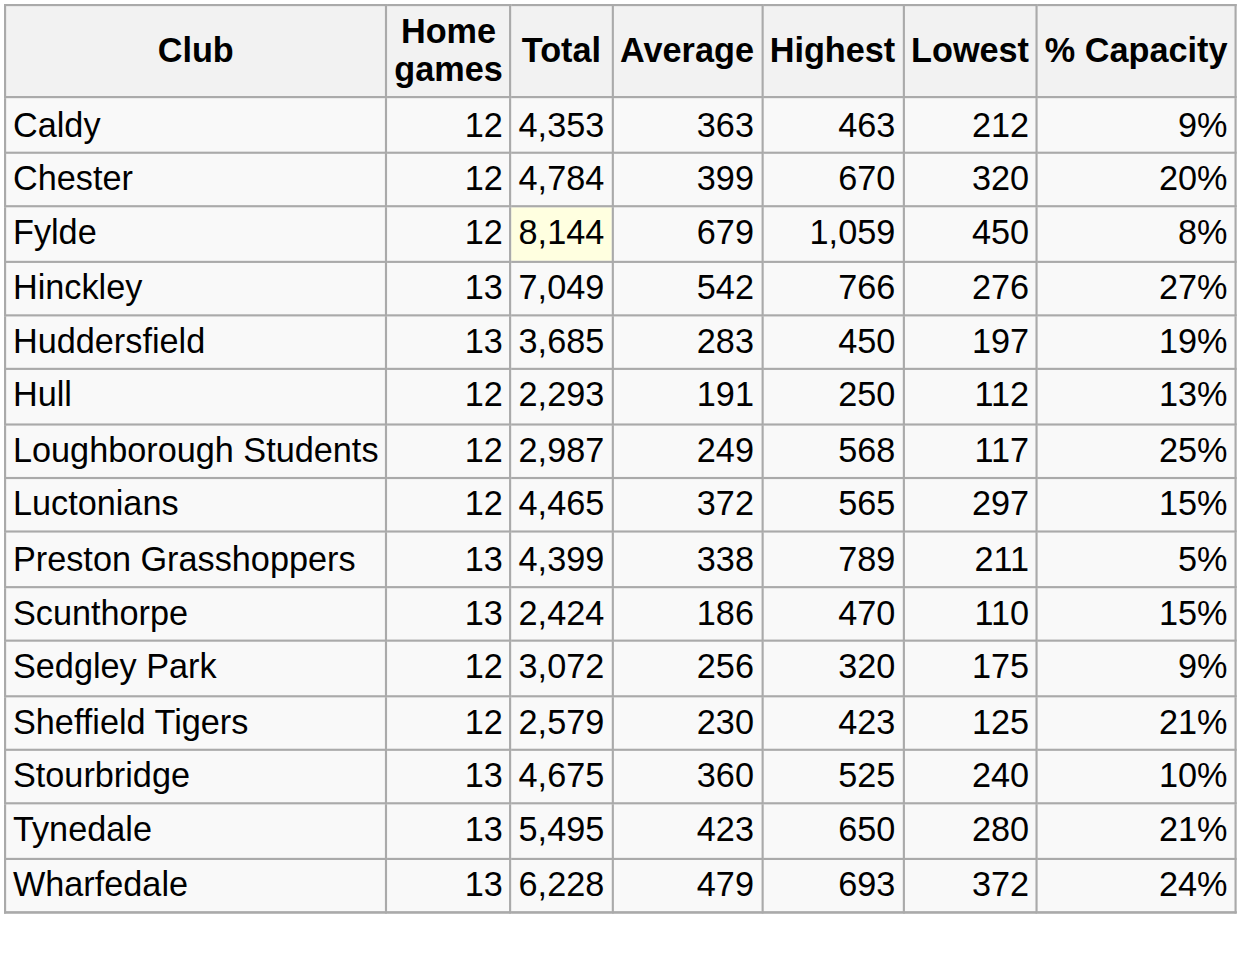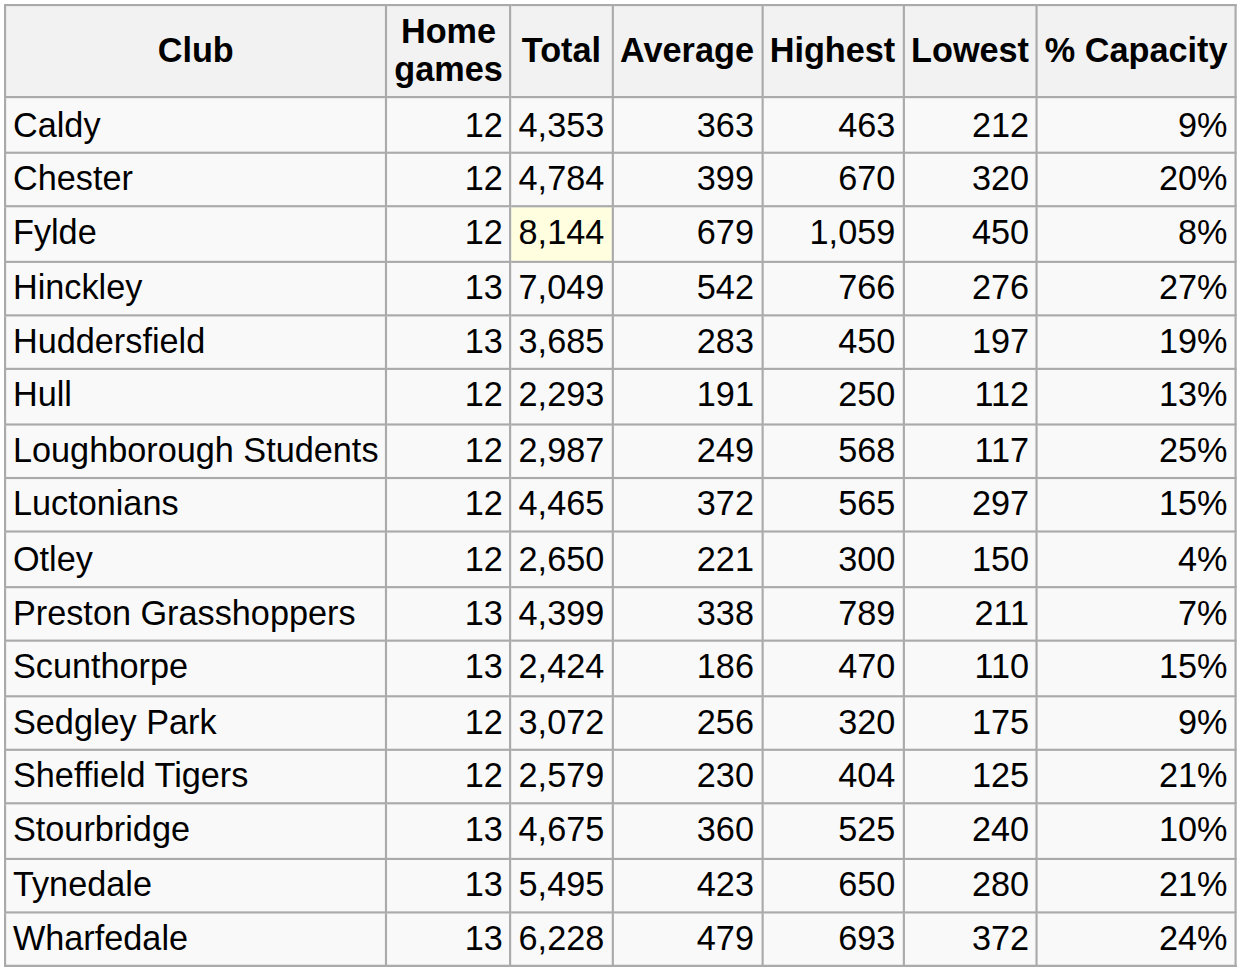+ row: (53, 558)
(1203, 558) 5% -> (1203, 613) 7%
(867, 721) 423 -> (867, 776) 404
